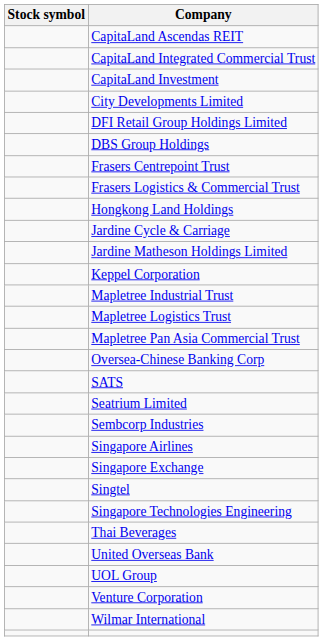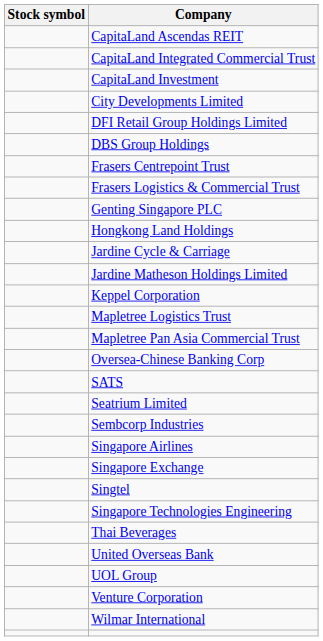+ row: (157, 209)
- row: (162, 295)
